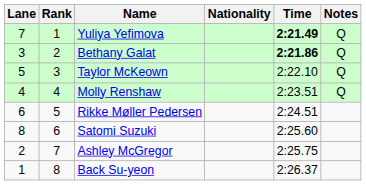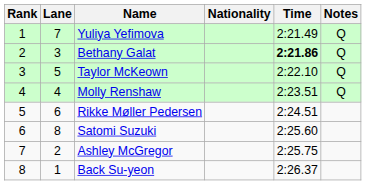columns swapped: (57, 14) <-> (22, 14)
(297, 33) bold -> (297, 33) normal
